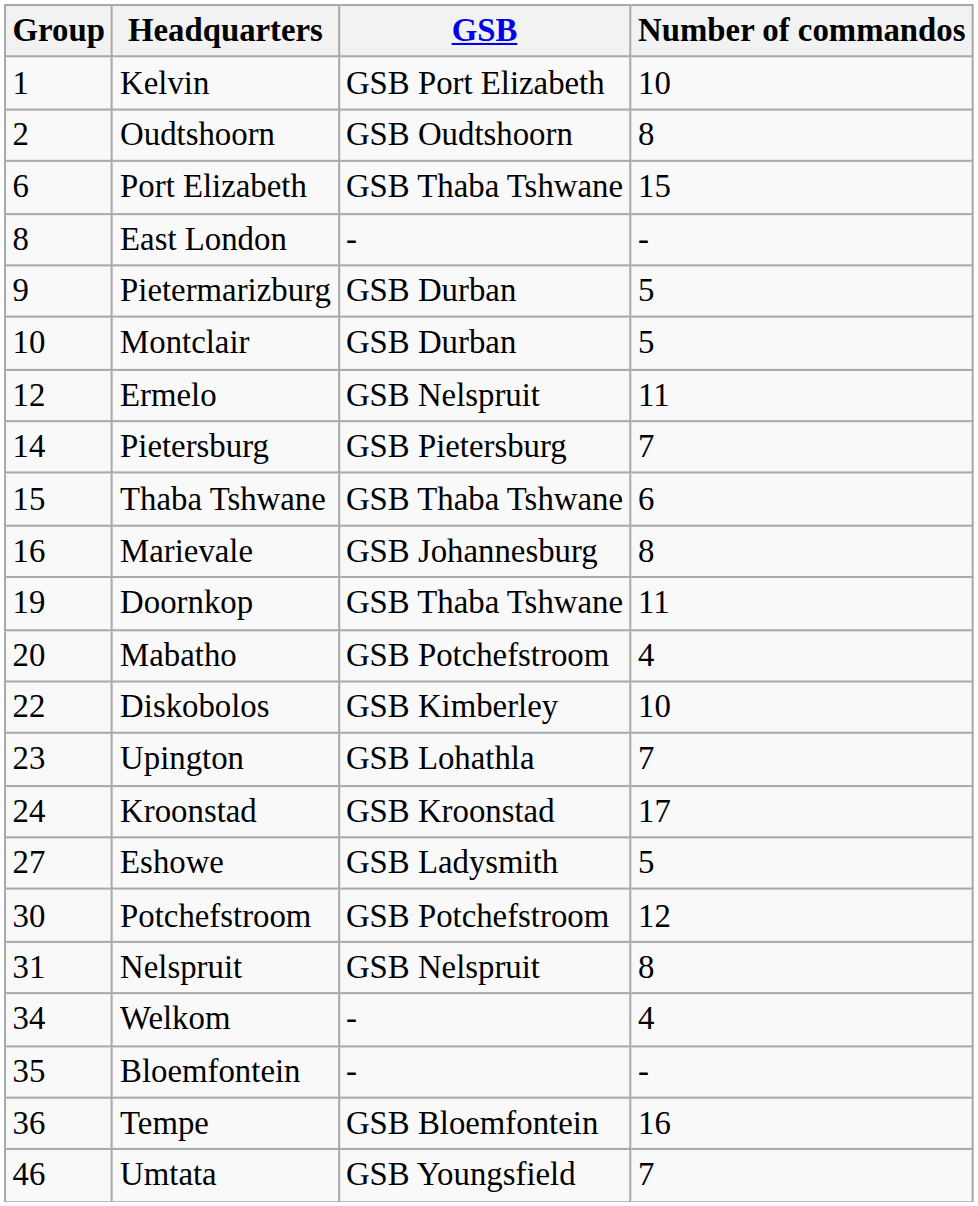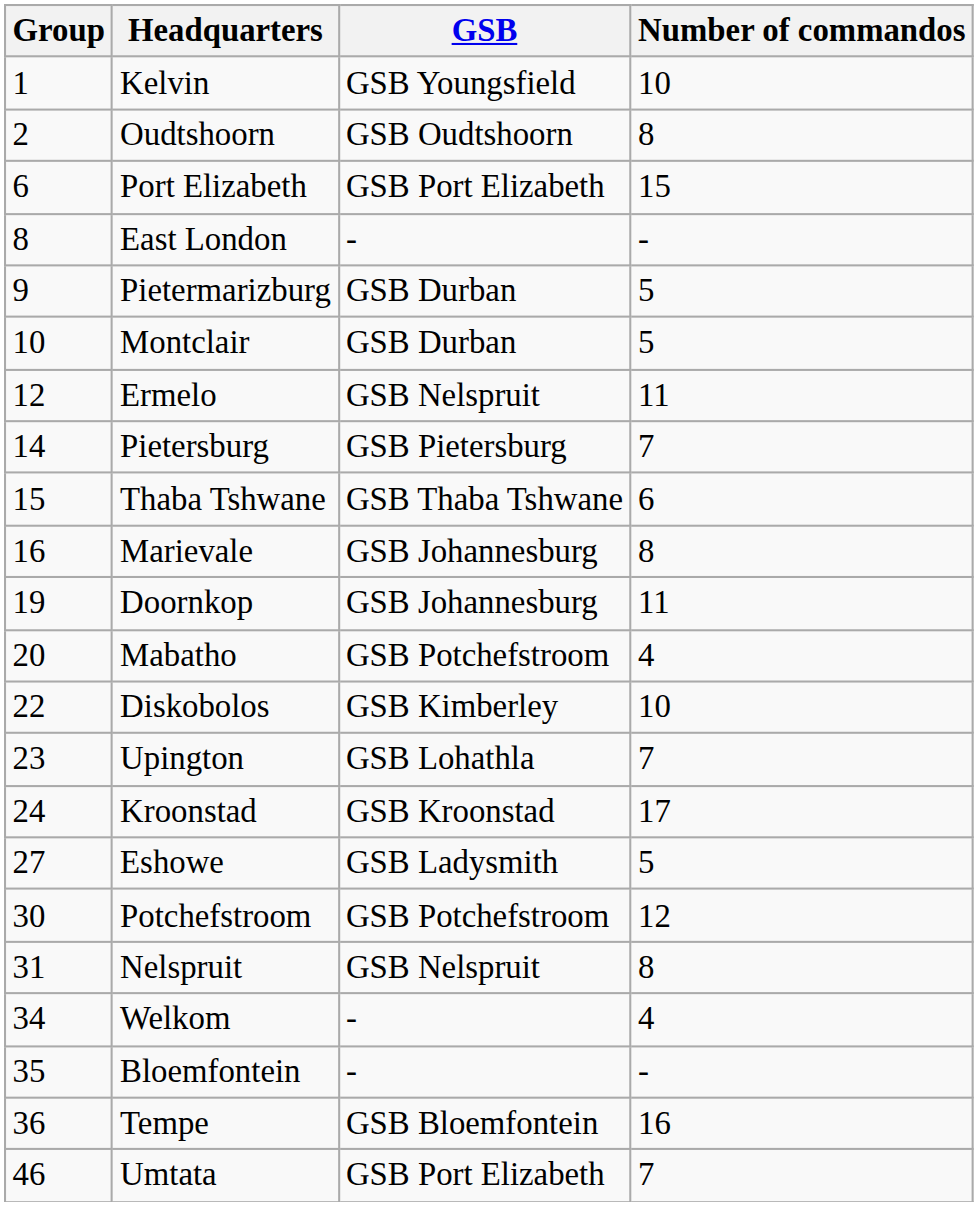(475, 82) GSB Port Elizabeth -> (461, 82) GSB Youngsfield
(484, 186) GSB Thaba Tshwane -> (475, 186) GSB Port Elizabeth
(484, 602) GSB Thaba Tshwane -> (472, 602) GSB Johannesburg
(461, 1174) GSB Youngsfield -> (475, 1174) GSB Port Elizabeth
